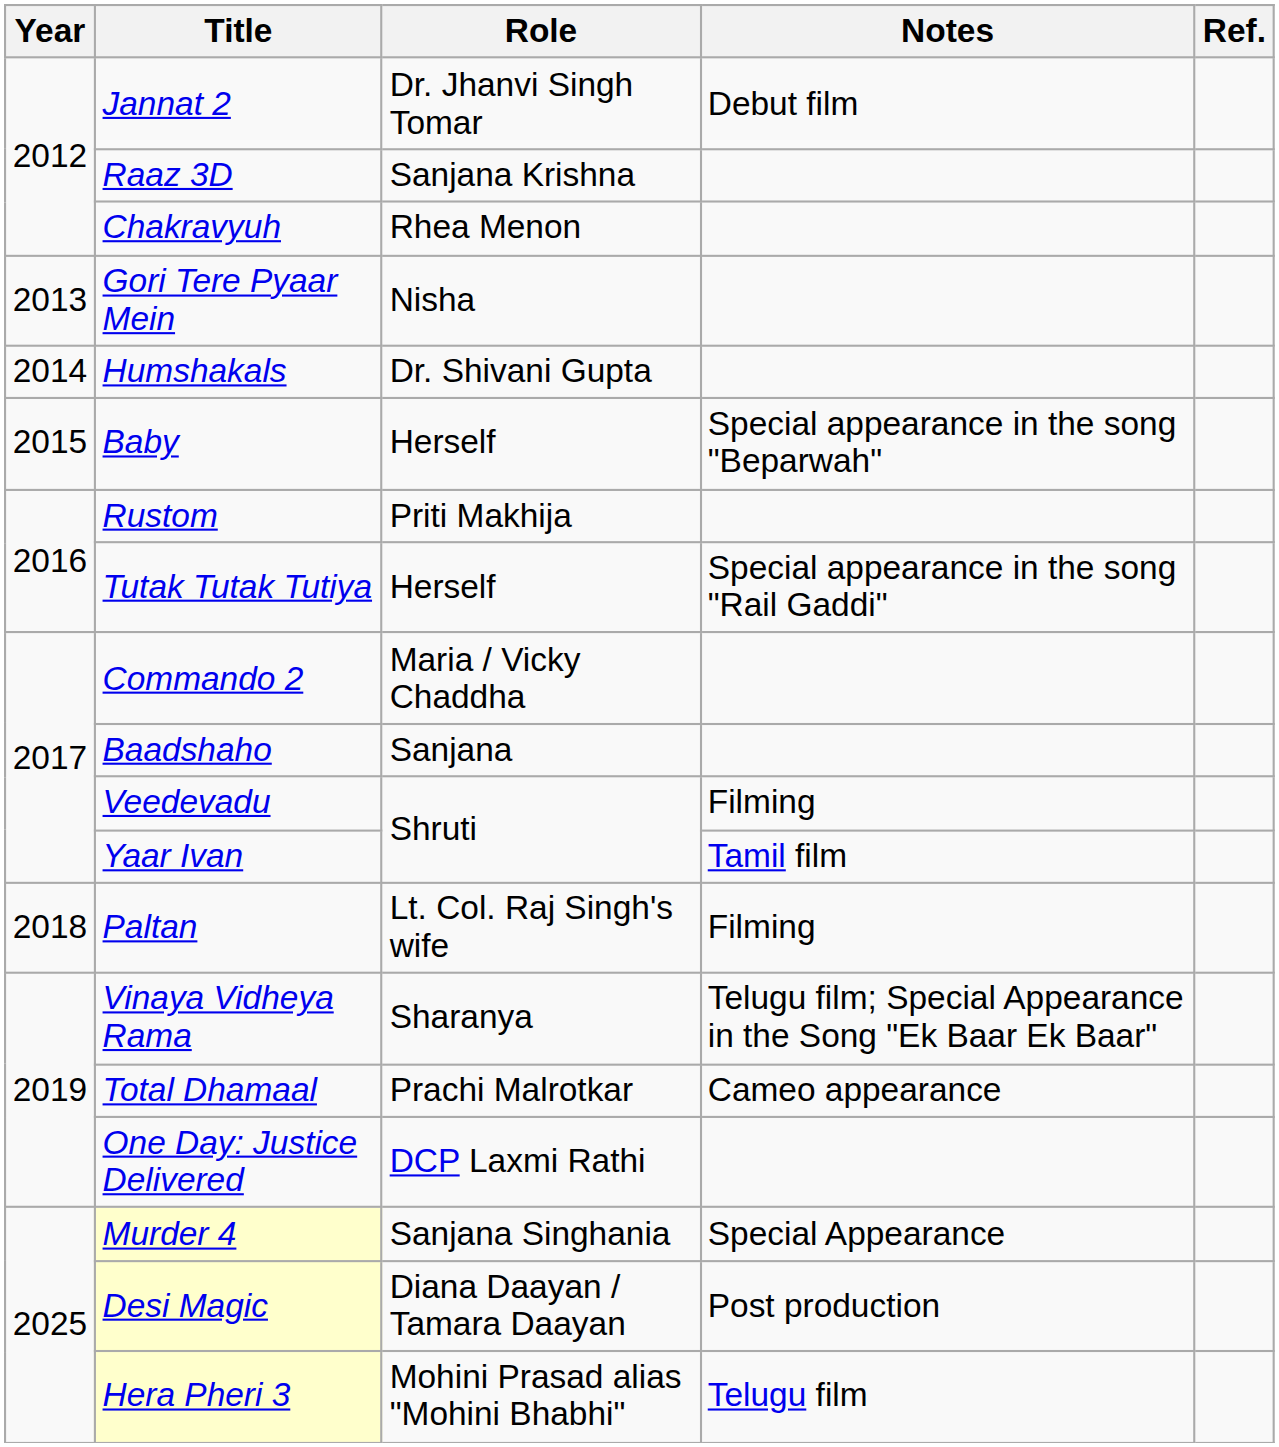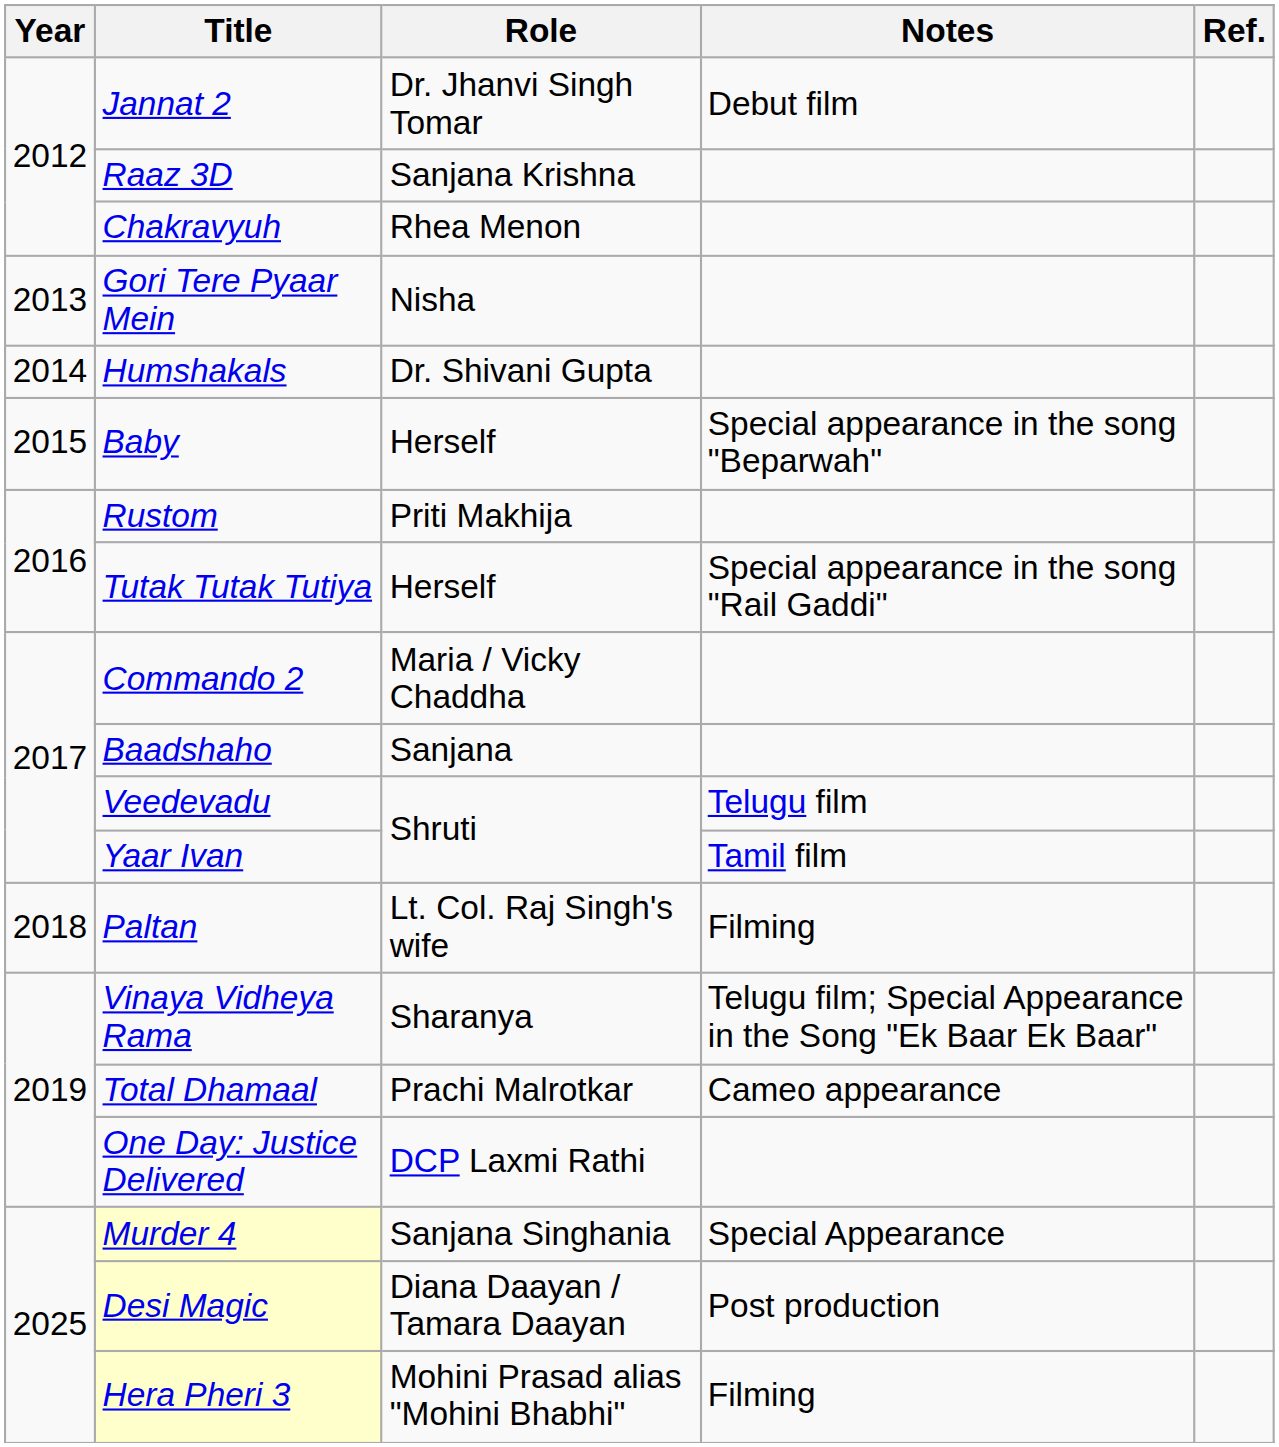(762, 802) Filming -> (788, 802) Telugu film
(788, 1396) Telugu film -> (762, 1396) Filming
